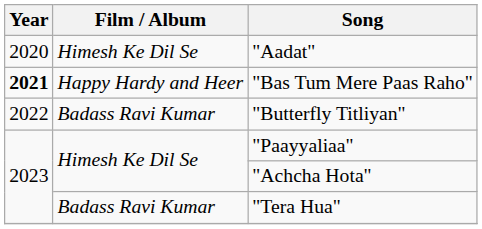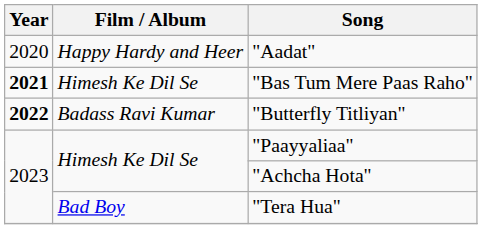(128, 51) Himesh Ke Dil Se -> (150, 51) Happy Hardy and Heer
(150, 82) Happy Hardy and Heer -> (128, 82) Himesh Ke Dil Se
(29, 113) normal -> (29, 113) bold
(136, 207) Badass Ravi Kumar -> (91, 207) Bad Boy
